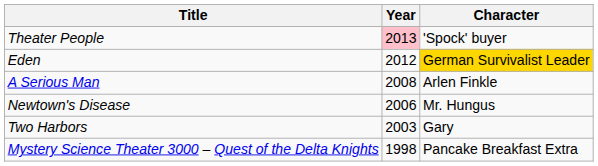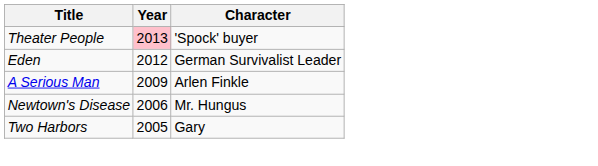(506, 60) gold background -> (258, 60) no background
(401, 82) 2008 -> (152, 82) 2009
(401, 127) 2003 -> (152, 127) 2005
- row: (193, 149)
